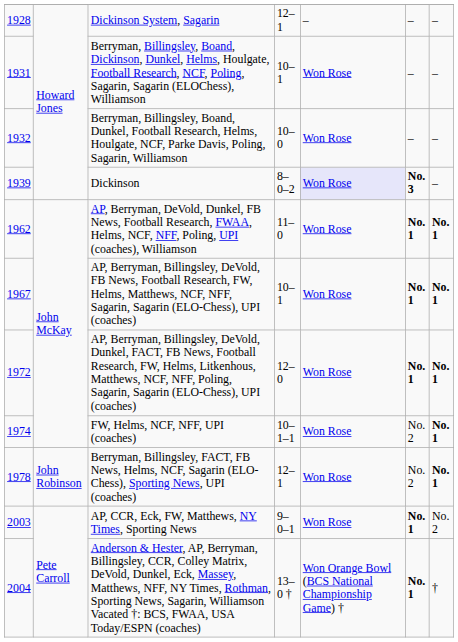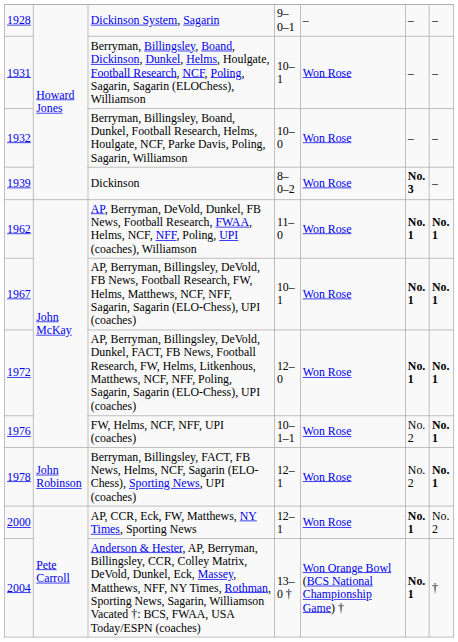(286, 20) 12–1 -> (286, 20) 9–0–1
(327, 183) lavender background -> (327, 183) no background
(19, 431) 1974 -> (19, 431) 1976
(19, 522) 2003 -> (19, 522) 2000
(286, 522) 9–0–1 -> (286, 522) 12–1
